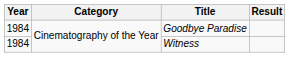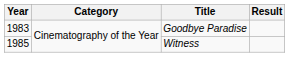(18, 28) 1984 -> (18, 28) 1983
(18, 44) 1984 -> (18, 44) 1985
